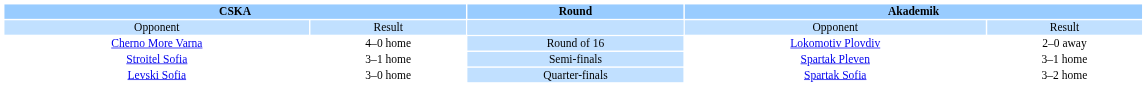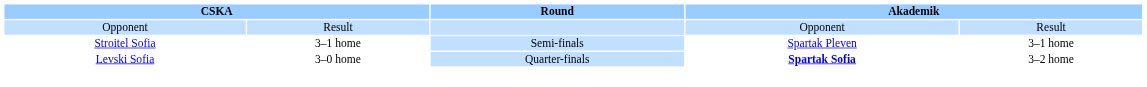- row: (157, 43)
(835, 75) normal -> (822, 59) bold
